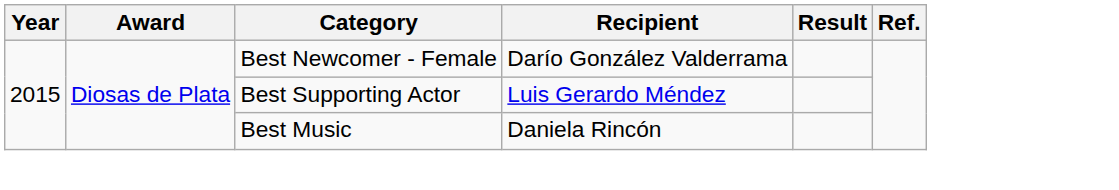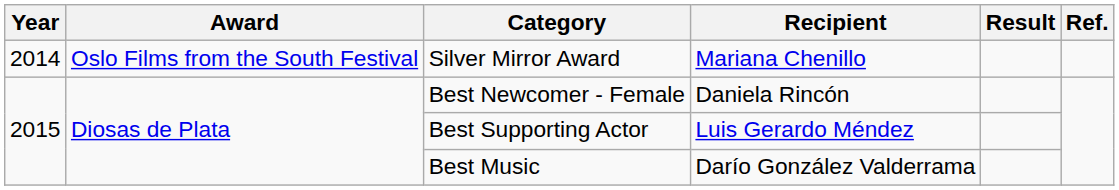+ row: (524, 58)
(647, 58) Darío González Valderrama -> (772, 94) Daniela Rincón
(584, 130) Daniela Rincón -> (835, 166) Darío González Valderrama
